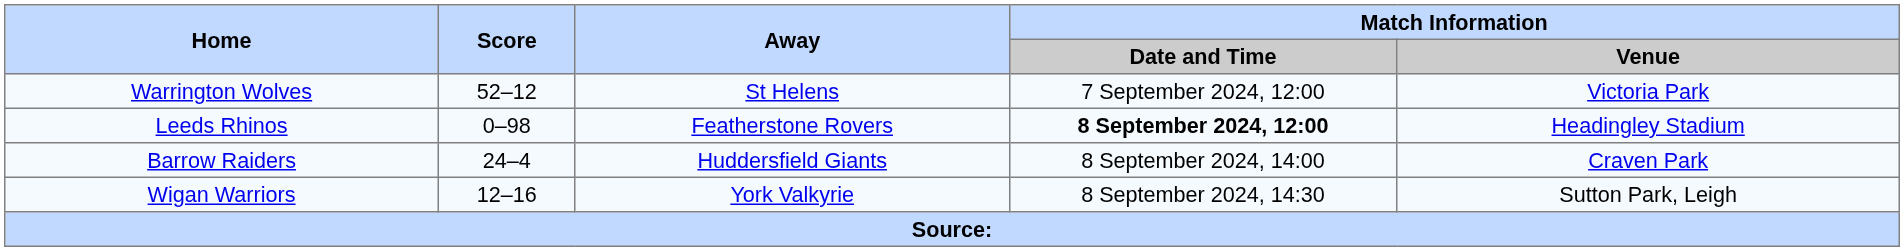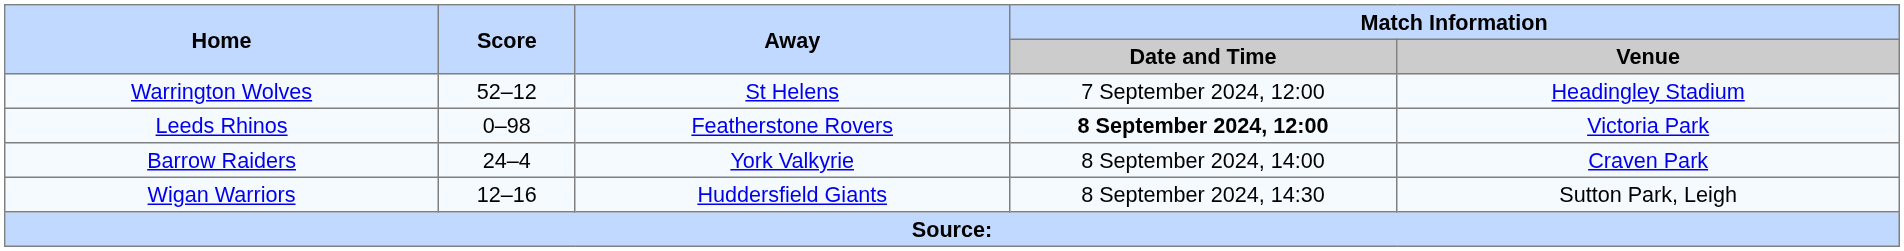(1648, 91) Victoria Park -> (1648, 91) Headingley Stadium
(1648, 126) Headingley Stadium -> (1648, 126) Victoria Park
(792, 160) Huddersfield Giants -> (792, 160) York Valkyrie
(792, 194) York Valkyrie -> (792, 194) Huddersfield Giants
